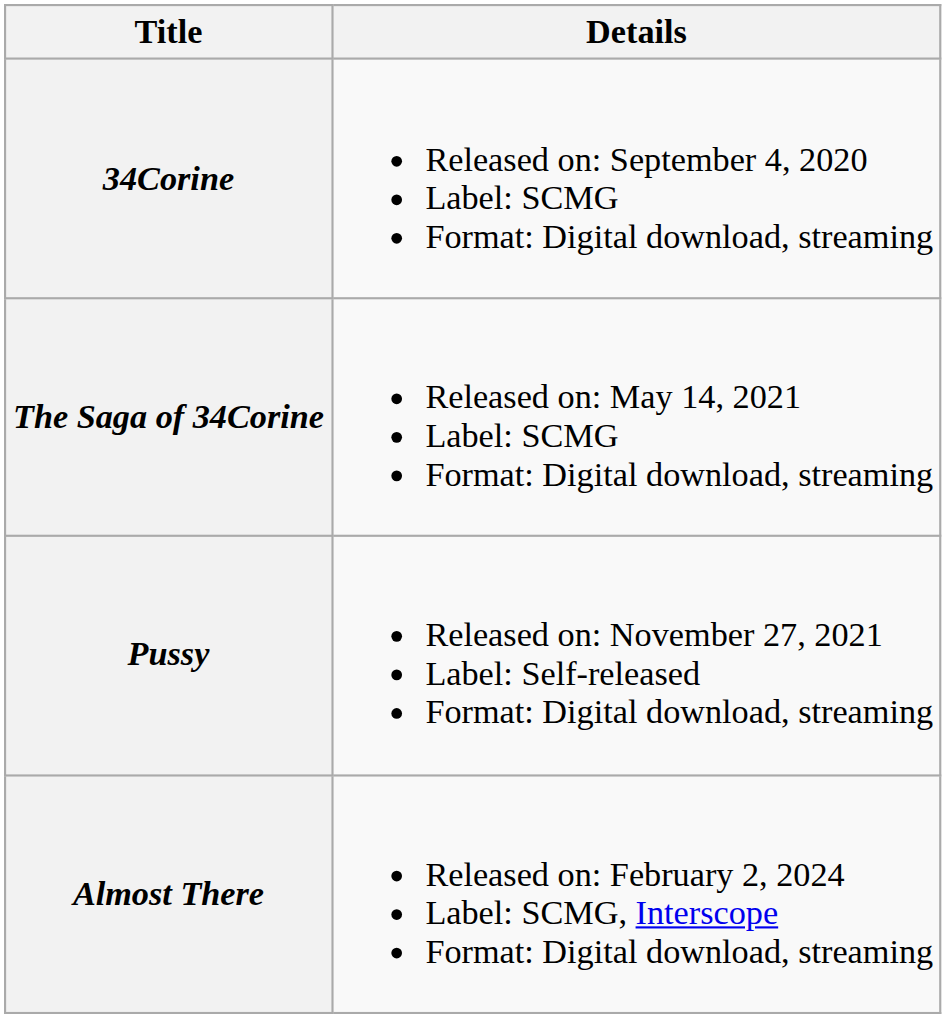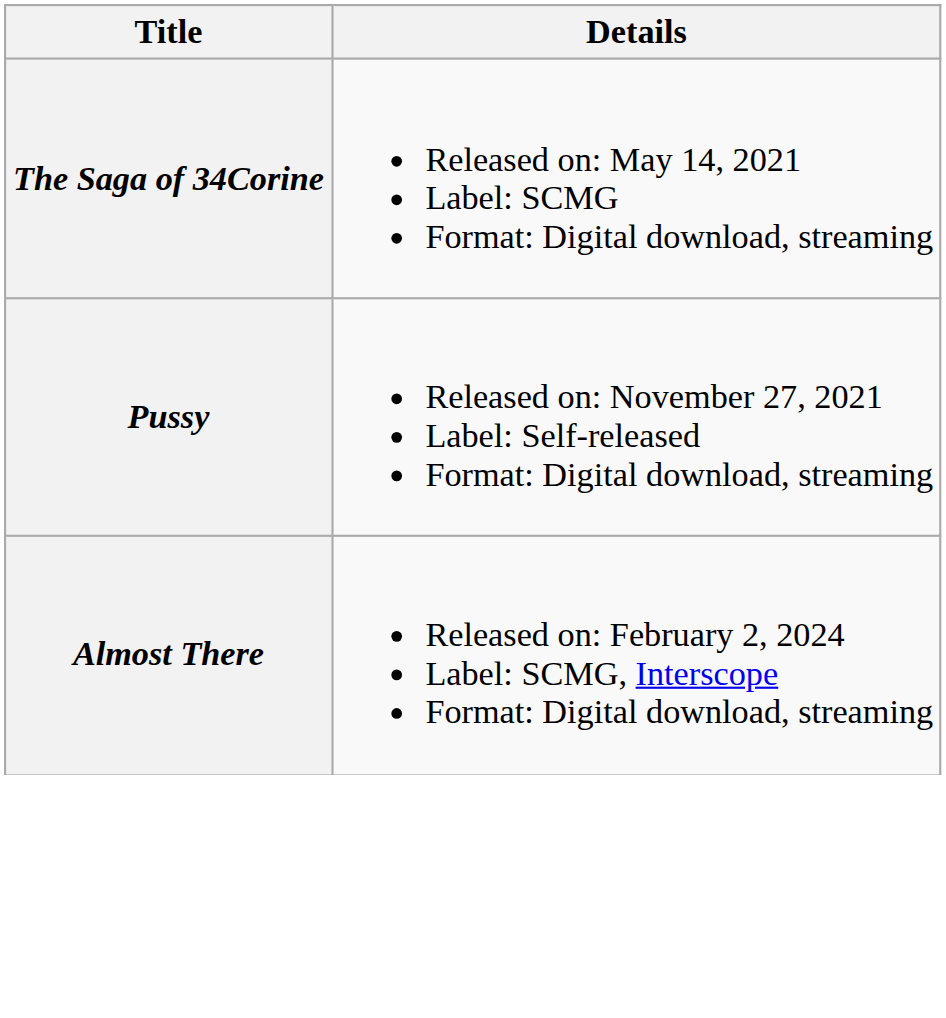- row: (168, 177)
